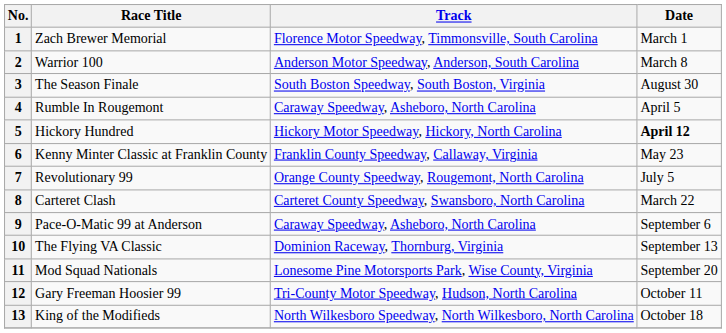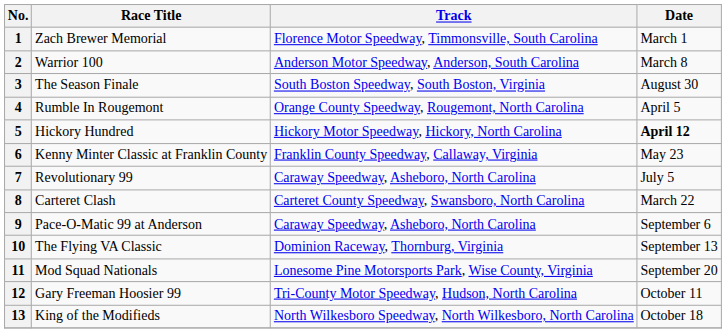(405, 108) Caraway Speedway, Asheboro, North Carolina -> (429, 108) Orange County Speedway, Rougemont, North Carolina
(429, 177) Orange County Speedway, Rougemont, North Carolina -> (405, 177) Caraway Speedway, Asheboro, North Carolina
